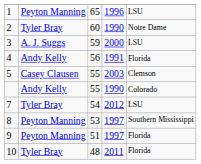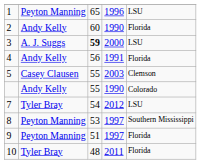(42, 27) Tyler Bray -> (44, 27) Andy Kelly
(147, 27) Notre Dame -> (139, 27) Florida
(95, 43) normal -> (95, 43) bold
